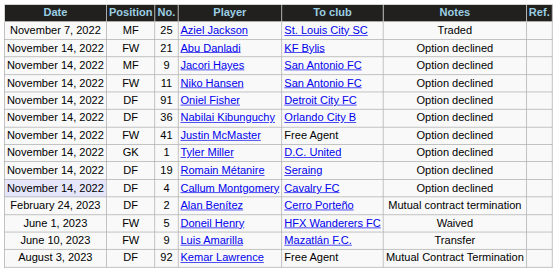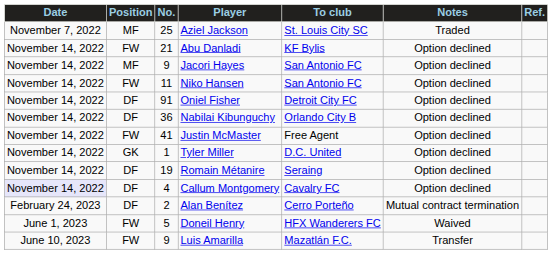- row: (222, 258)
